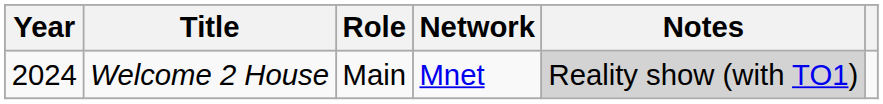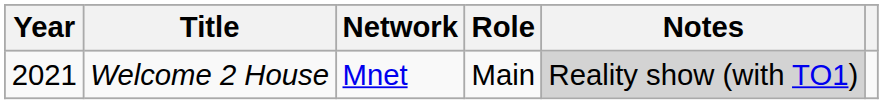columns swapped: (477, 27) <-> (374, 27)
(44, 74) 2024 -> (44, 74) 2021
